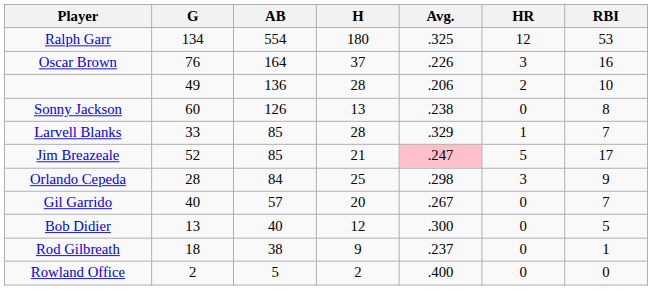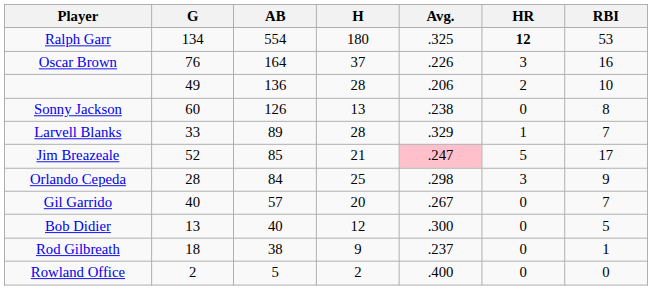(523, 39) normal -> (523, 39) bold
(275, 132) 85 -> (275, 132) 89
